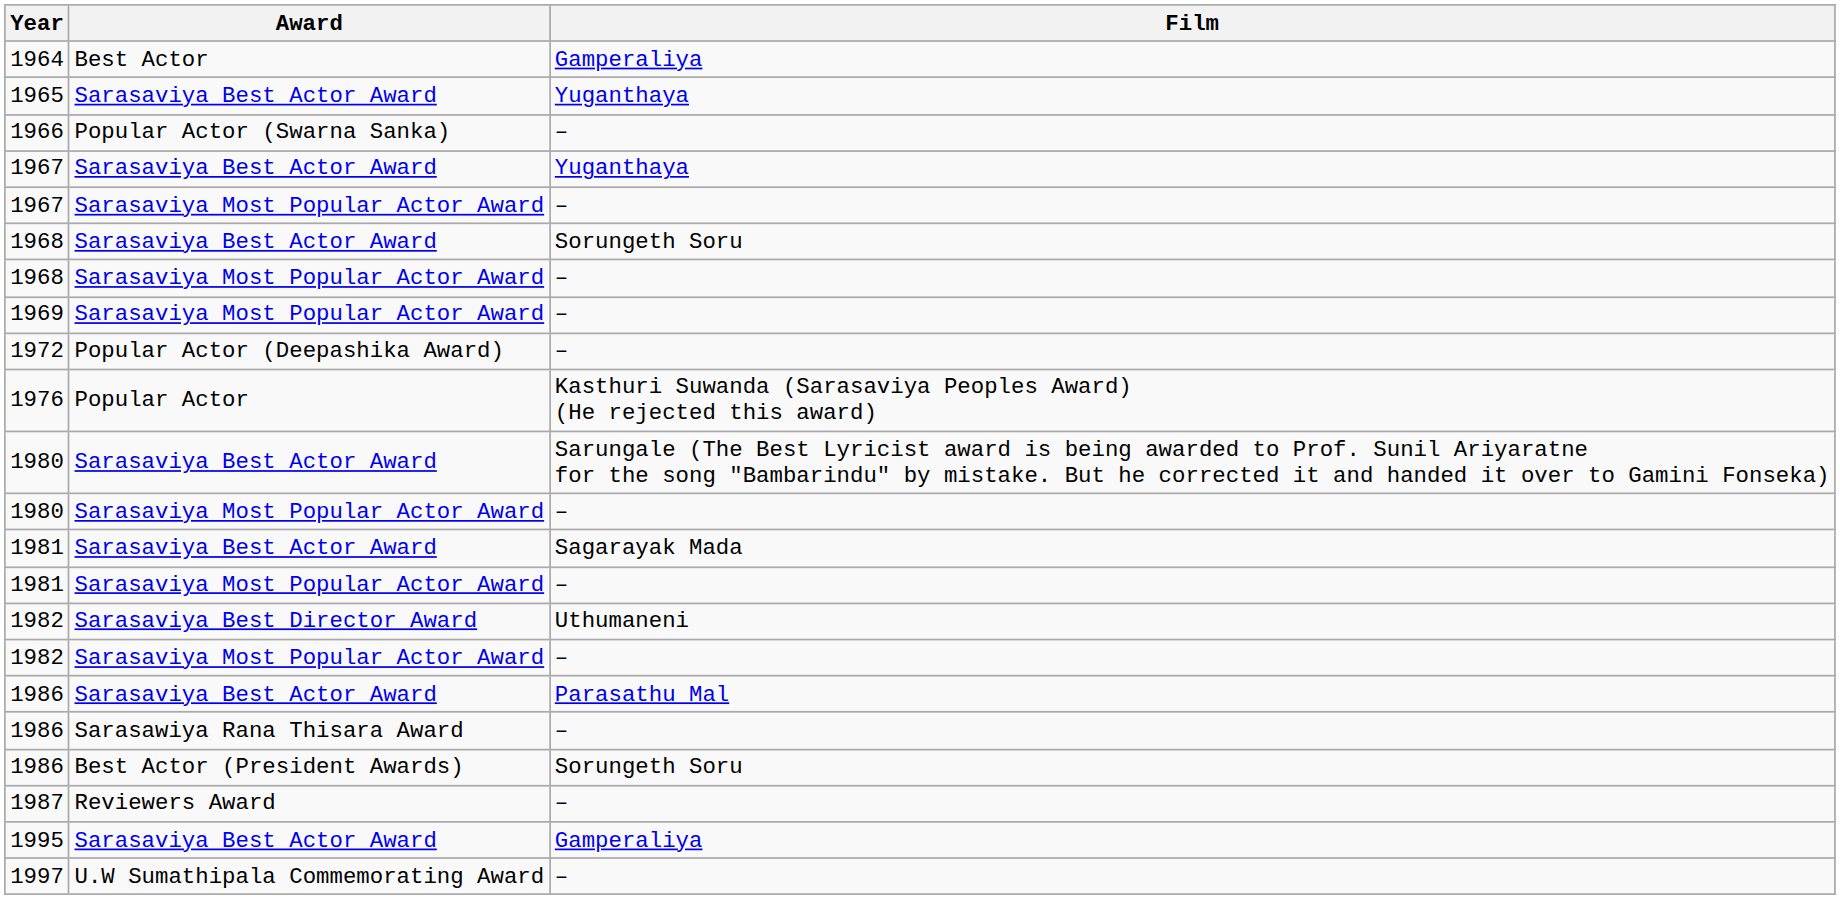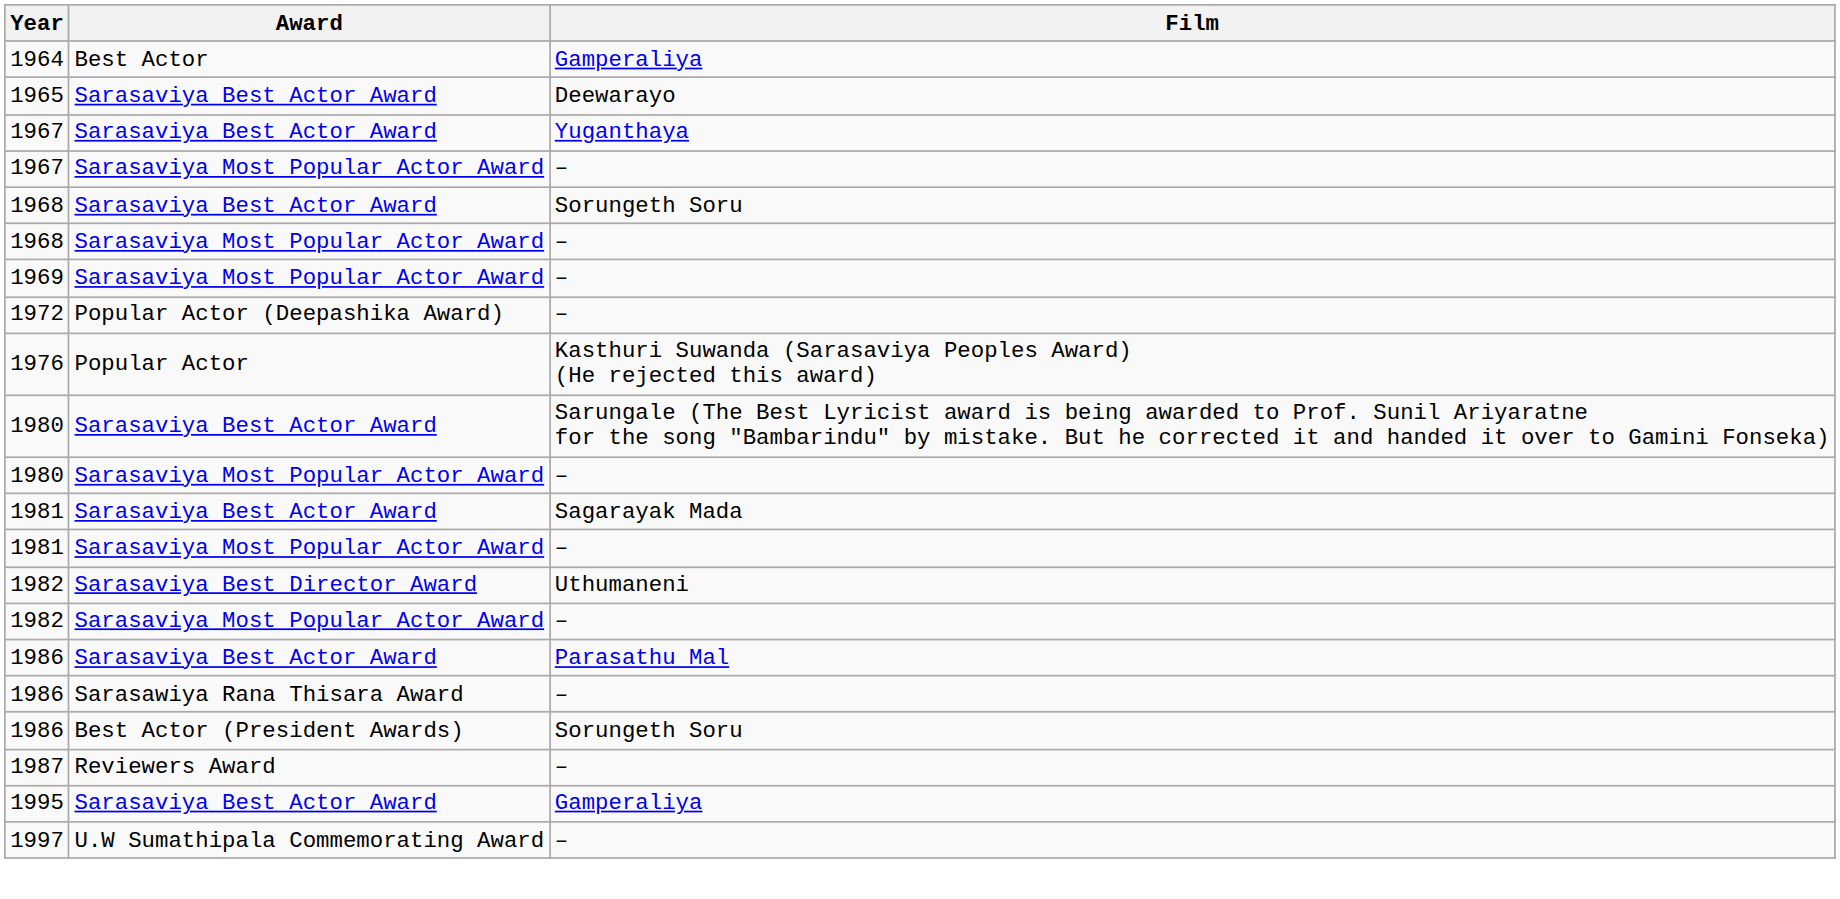(622, 96) Yuganthaya -> (615, 96) Deewarayo
- row: (37, 132)
